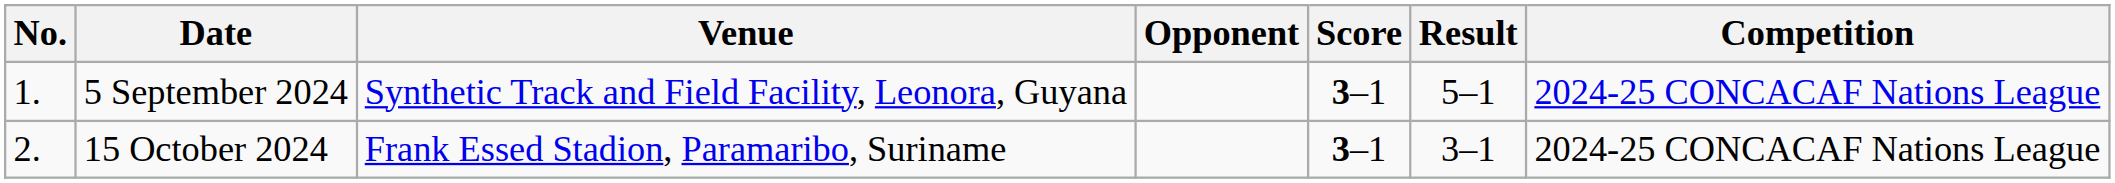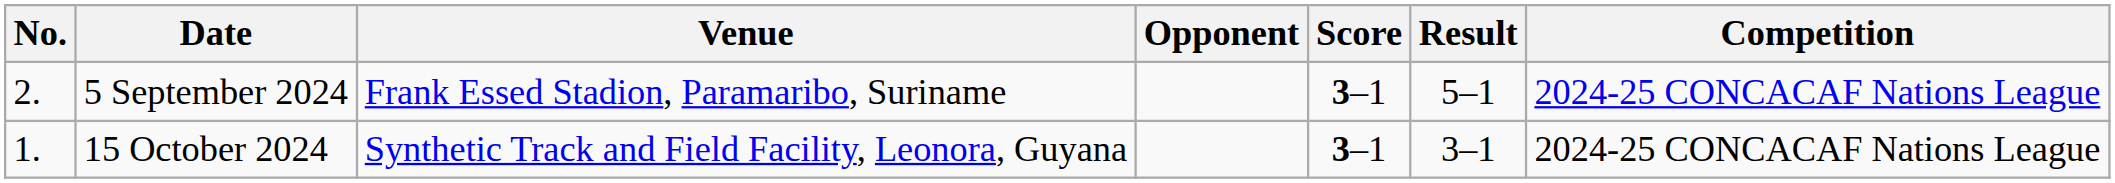(27, 90) 1. -> (27, 90) 2.
(746, 90) Synthetic Track and Field Facility, Leonora, Guyana -> (686, 90) Frank Essed Stadion, Paramaribo, Suriname
(27, 148) 2. -> (27, 148) 1.
(686, 148) Frank Essed Stadion, Paramaribo, Suriname -> (746, 148) Synthetic Track and Field Facility, Leonora, Guyana
